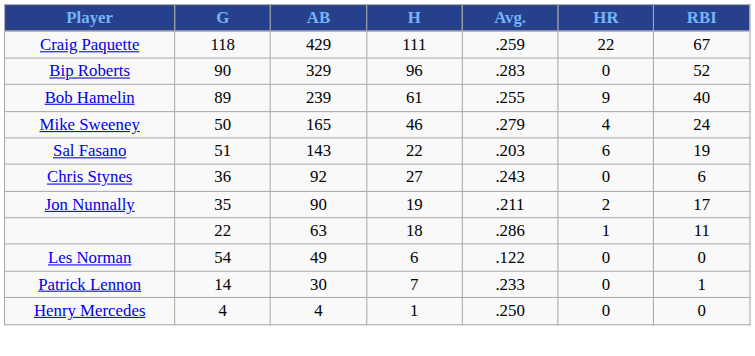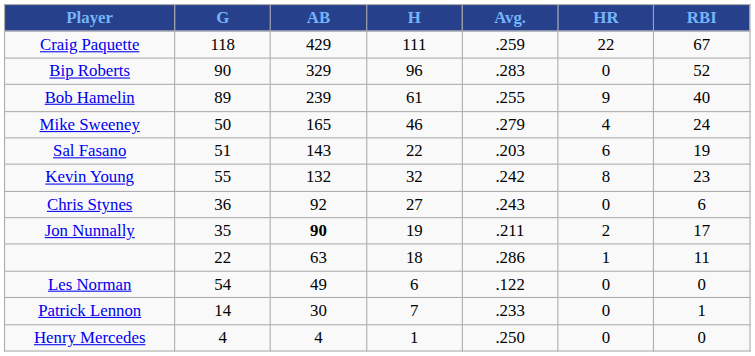+ row: (90, 177)
(319, 204) normal -> (319, 230) bold
